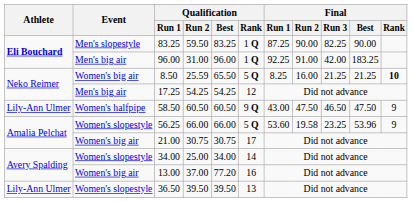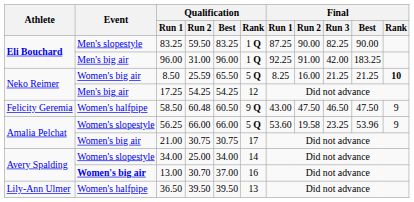(39, 108) Lily-Ann Ulmer -> (40, 108) Felicity Geremia
(197, 108) 60.50 -> (200, 108) 60.48
(107, 173) normal -> (112, 173) bold
(197, 173) 37.00 -> (200, 173) 30.70
(225, 173) 77.20 -> (227, 173) 37.00
(114, 189) Women's slopestyle -> (112, 189) Women's halfpipe
